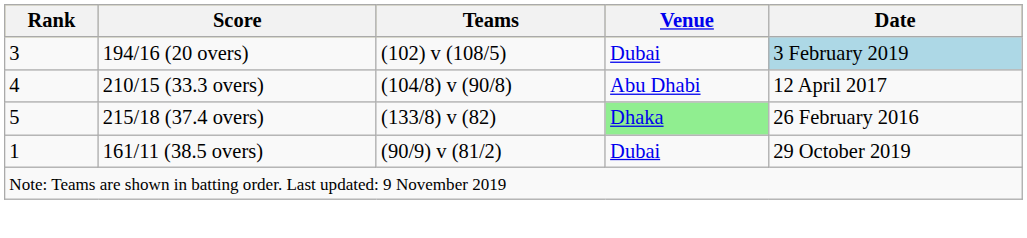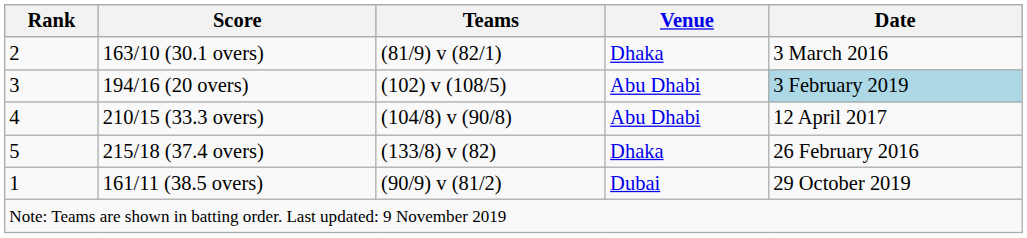+ row: (183, 53)
(635, 53) Dubai -> (655, 85) Abu Dhabi
(637, 118) lightgreen background -> (637, 150) no background
